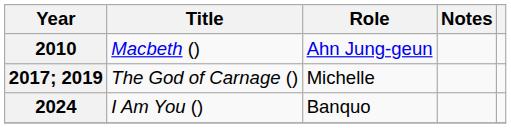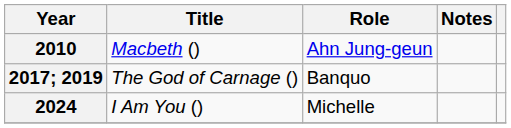(341, 78) Michelle -> (339, 78) Banquo
(339, 107) Banquo -> (341, 107) Michelle
